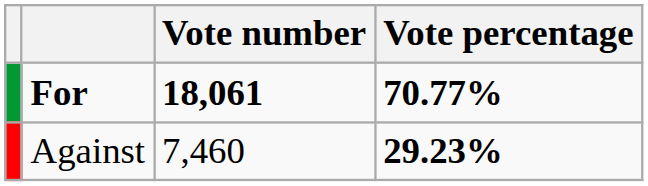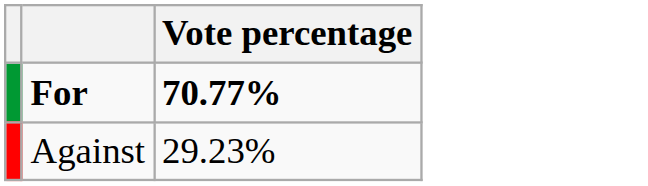- column: (264, 33)
(443, 150) bold -> (219, 150) normal
